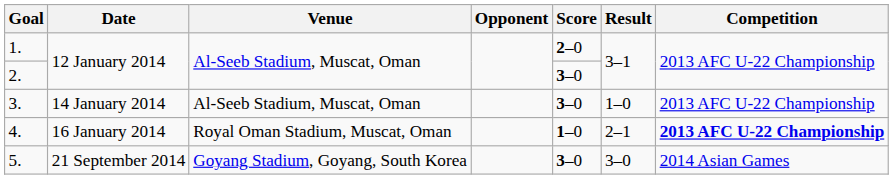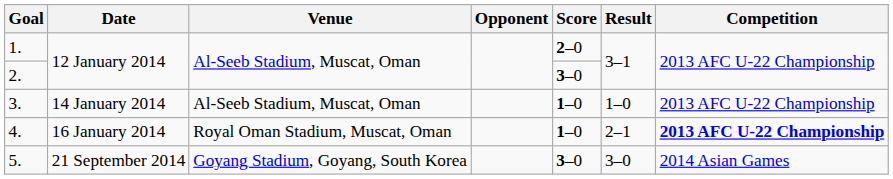(569, 103) 3–0 -> (569, 103) 1–0
